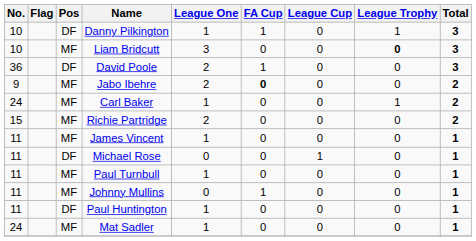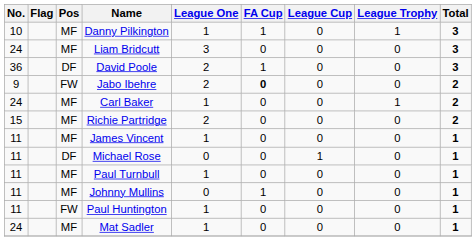(69, 31) DF -> (69, 31) MF
(16, 49) 10 -> (16, 49) 24
(397, 49) bold -> (397, 49) normal
(69, 85) MF -> (69, 85) FW
(69, 209) DF -> (69, 209) FW
